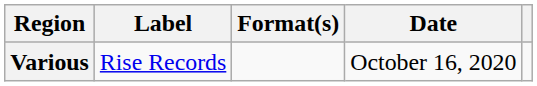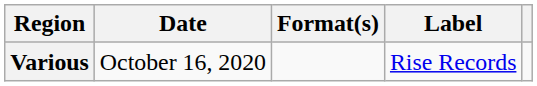columns swapped: (433, 23) <-> (163, 23)
